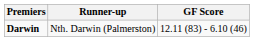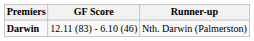columns swapped: (203, 12) <-> (103, 12)
